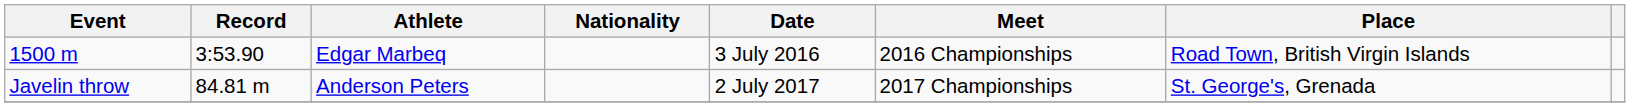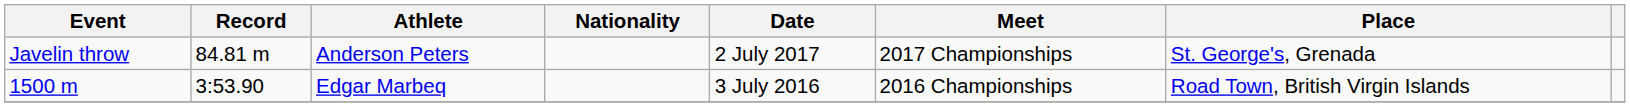rows swapped: (44, 54) <-> (69, 86)
